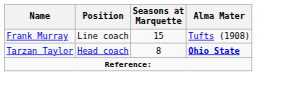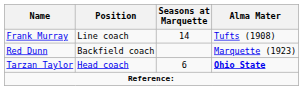(159, 36) 15 -> (184, 36) 14
+ row: (27, 50)
(159, 50) 8 -> (184, 64) 6
